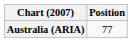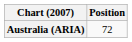(107, 29) 77 -> (107, 29) 72
